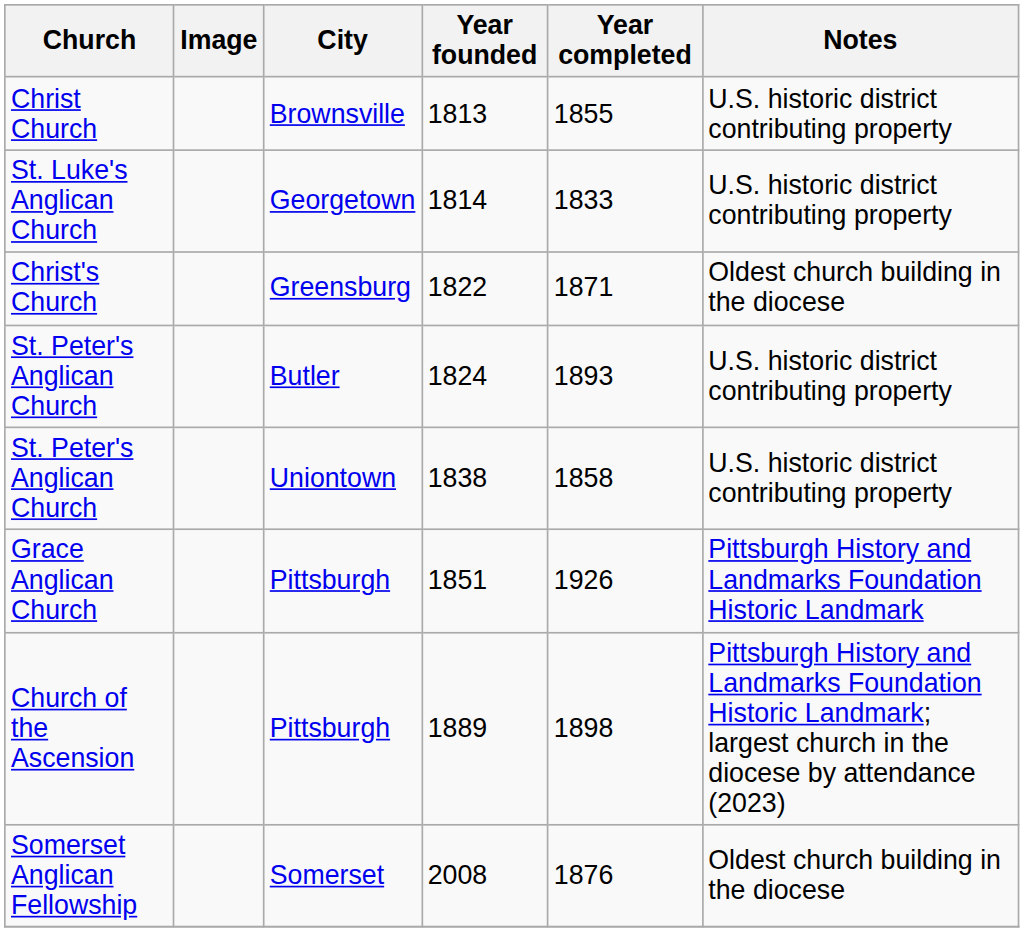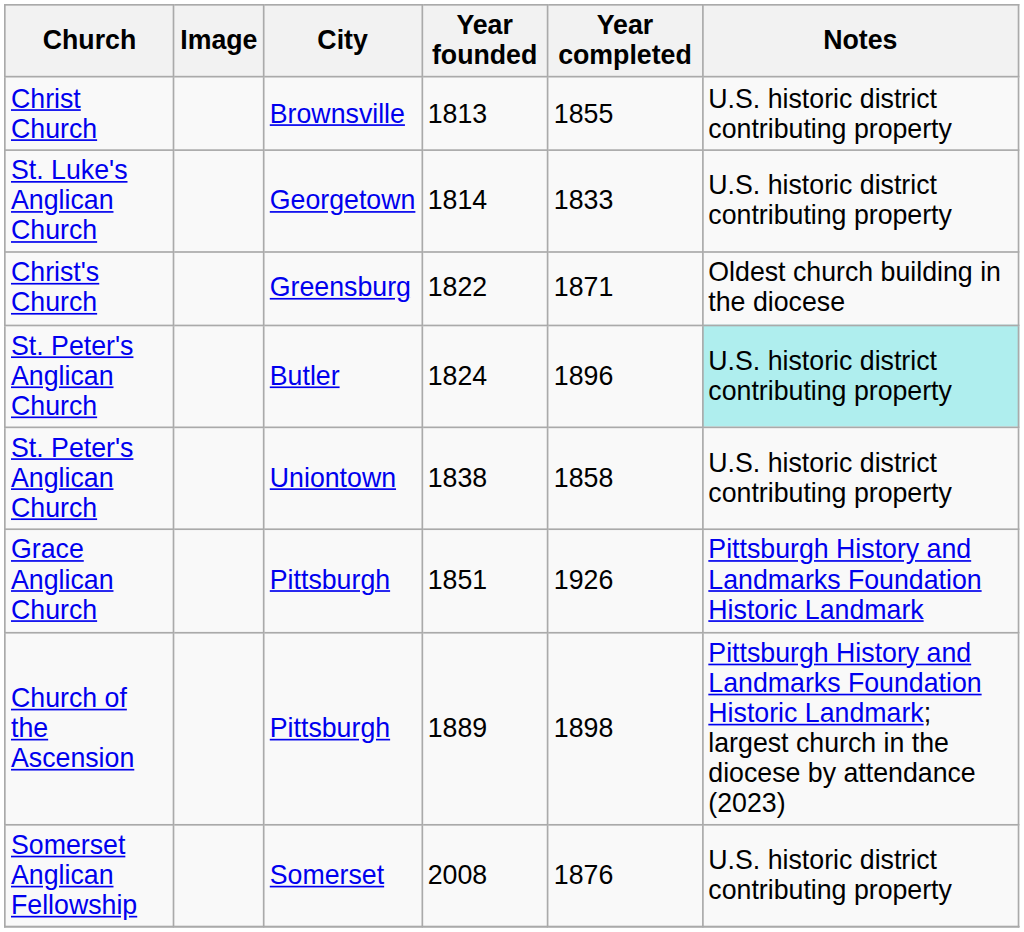(584, 375) 1893 -> (584, 375) 1896
(830, 375) no background -> (830, 375) paleturquoise background
(855, 875) Oldest church building in the diocese -> (830, 875) U.S. historic district contributing property
